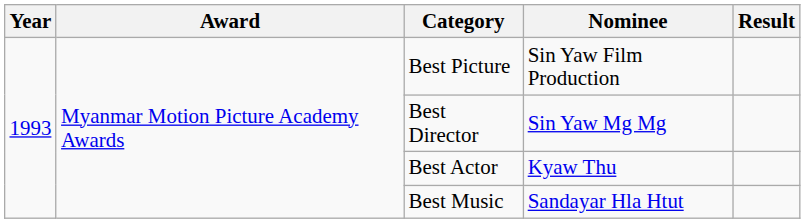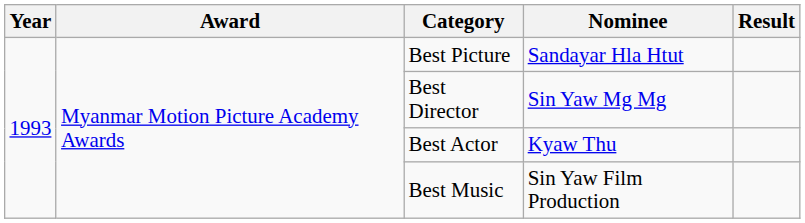(585, 66) Sin Yaw Film Production -> (606, 54) Sandayar Hla Htut
(606, 201) Sandayar Hla Htut -> (585, 189) Sin Yaw Film Production
